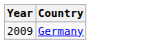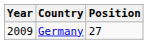+ column: (115, 13)
